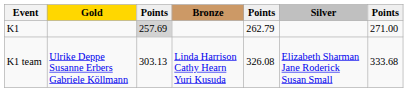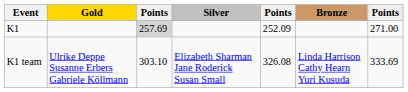columns swapped: (323, 12) <-> (208, 12)
(260, 28) 262.79 -> (277, 28) 252.09
(153, 62) 303.13 -> (153, 62) 303.10
(384, 62) 333.68 -> (384, 62) 333.69
